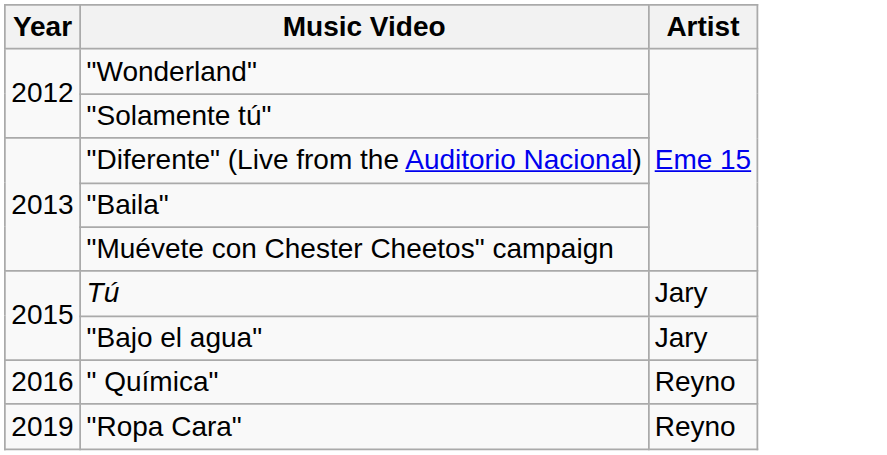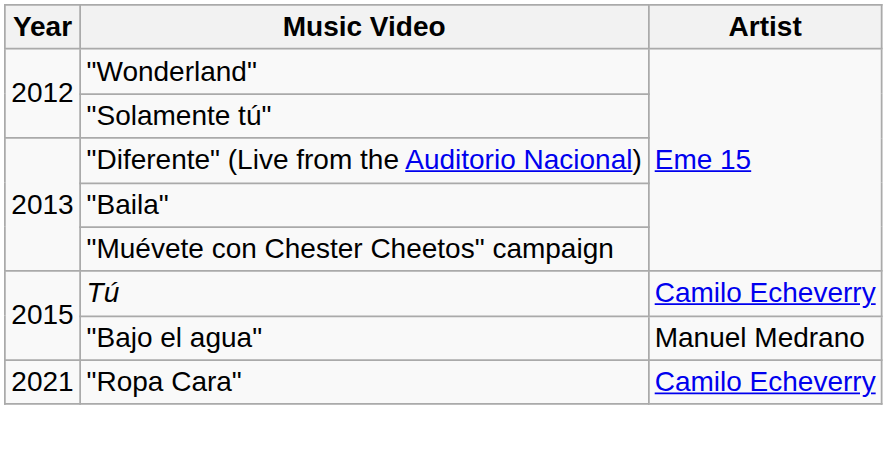(681, 293) Jary -> (765, 293) Camilo Echeverry
(681, 337) Jary -> (760, 337) Manuel Medrano
- row: (152, 381)
(42, 426) 2019 -> (42, 381) 2021
(695, 426) Reyno -> (765, 381) Camilo Echeverry
